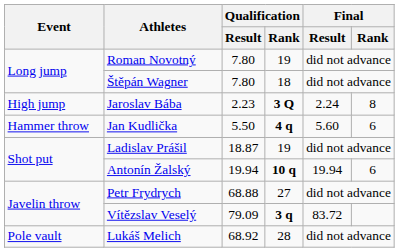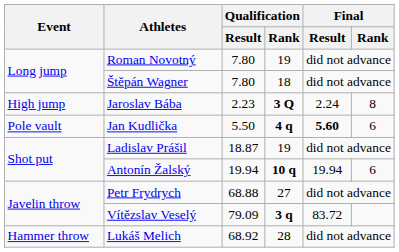(48, 126) Hammer throw -> (35, 126) Pole vault
(327, 126) normal -> (327, 126) bold
(35, 236) Pole vault -> (48, 236) Hammer throw
